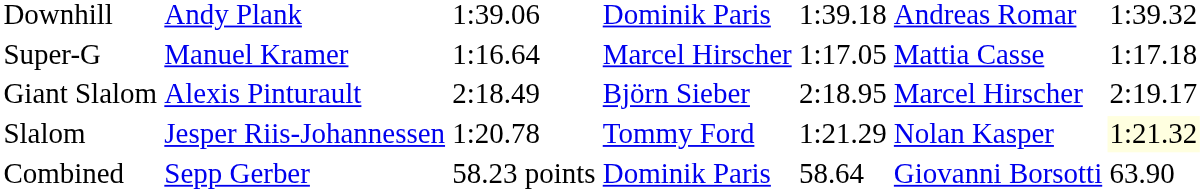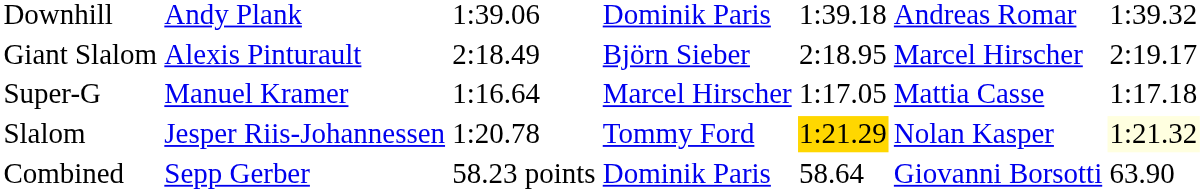rows swapped: (52, 54) <-> (80, 93)
(843, 133) no background -> (843, 133) gold background
